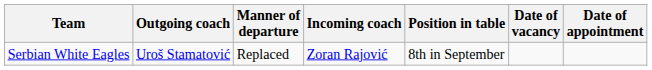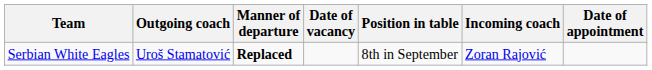columns swapped: (536, 23) <-> (354, 23)
(263, 53) normal -> (264, 53) bold
